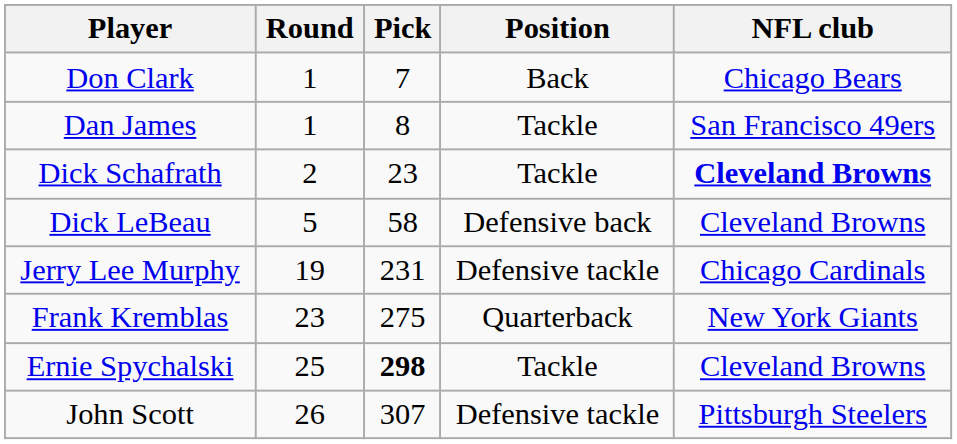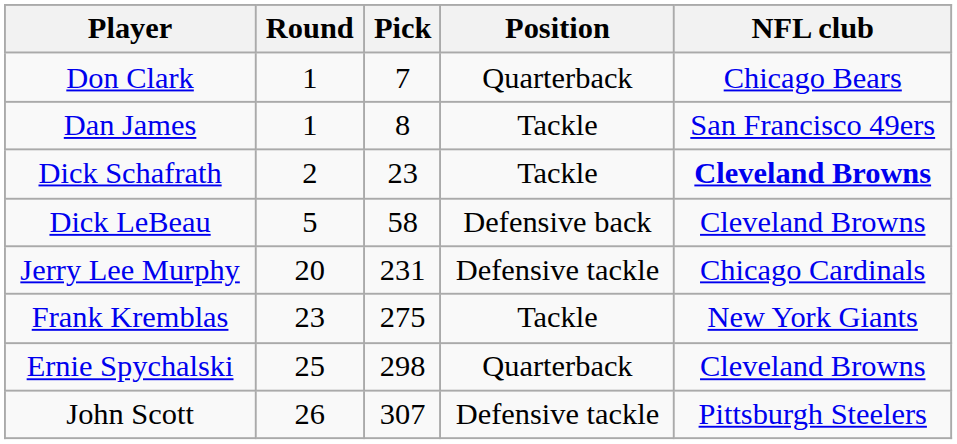(557, 76) Back -> (557, 76) Quarterback
(310, 269) 19 -> (310, 269) 20
(557, 317) Quarterback -> (557, 317) Tackle
(403, 366) bold -> (403, 366) normal
(557, 366) Tackle -> (557, 366) Quarterback
